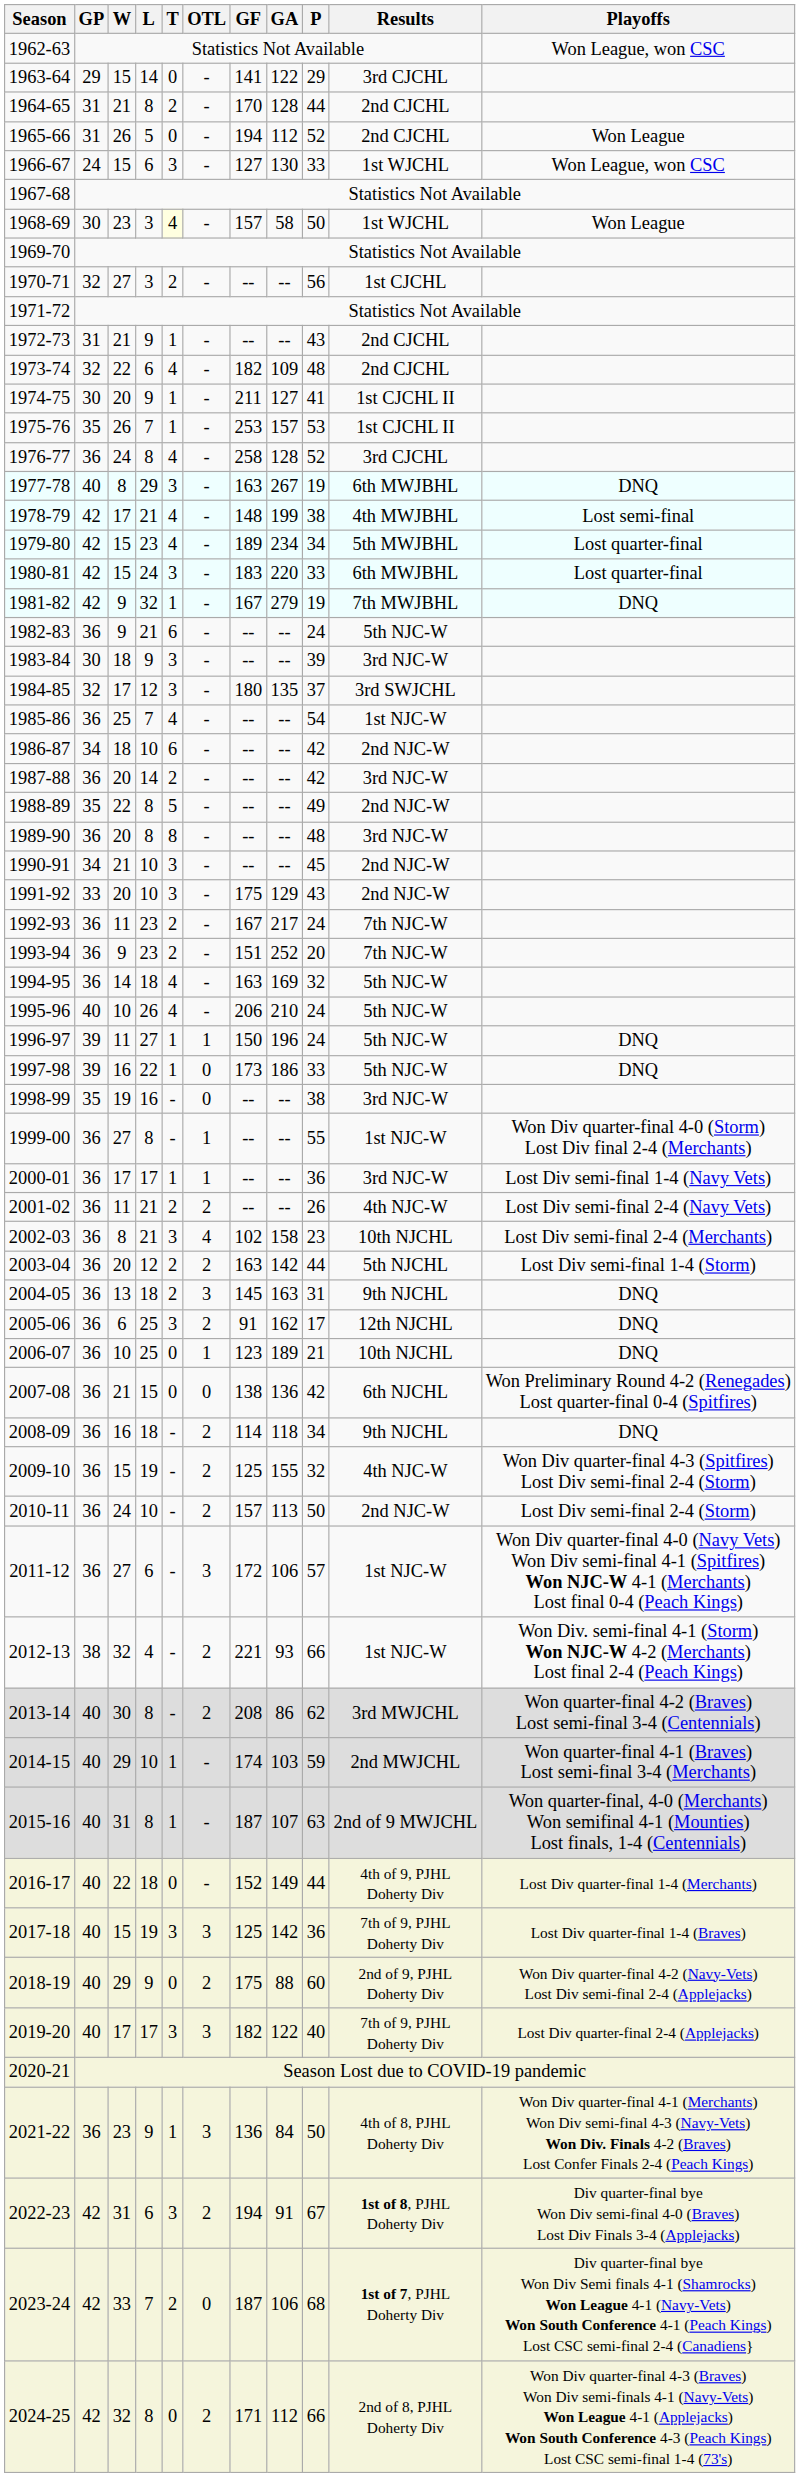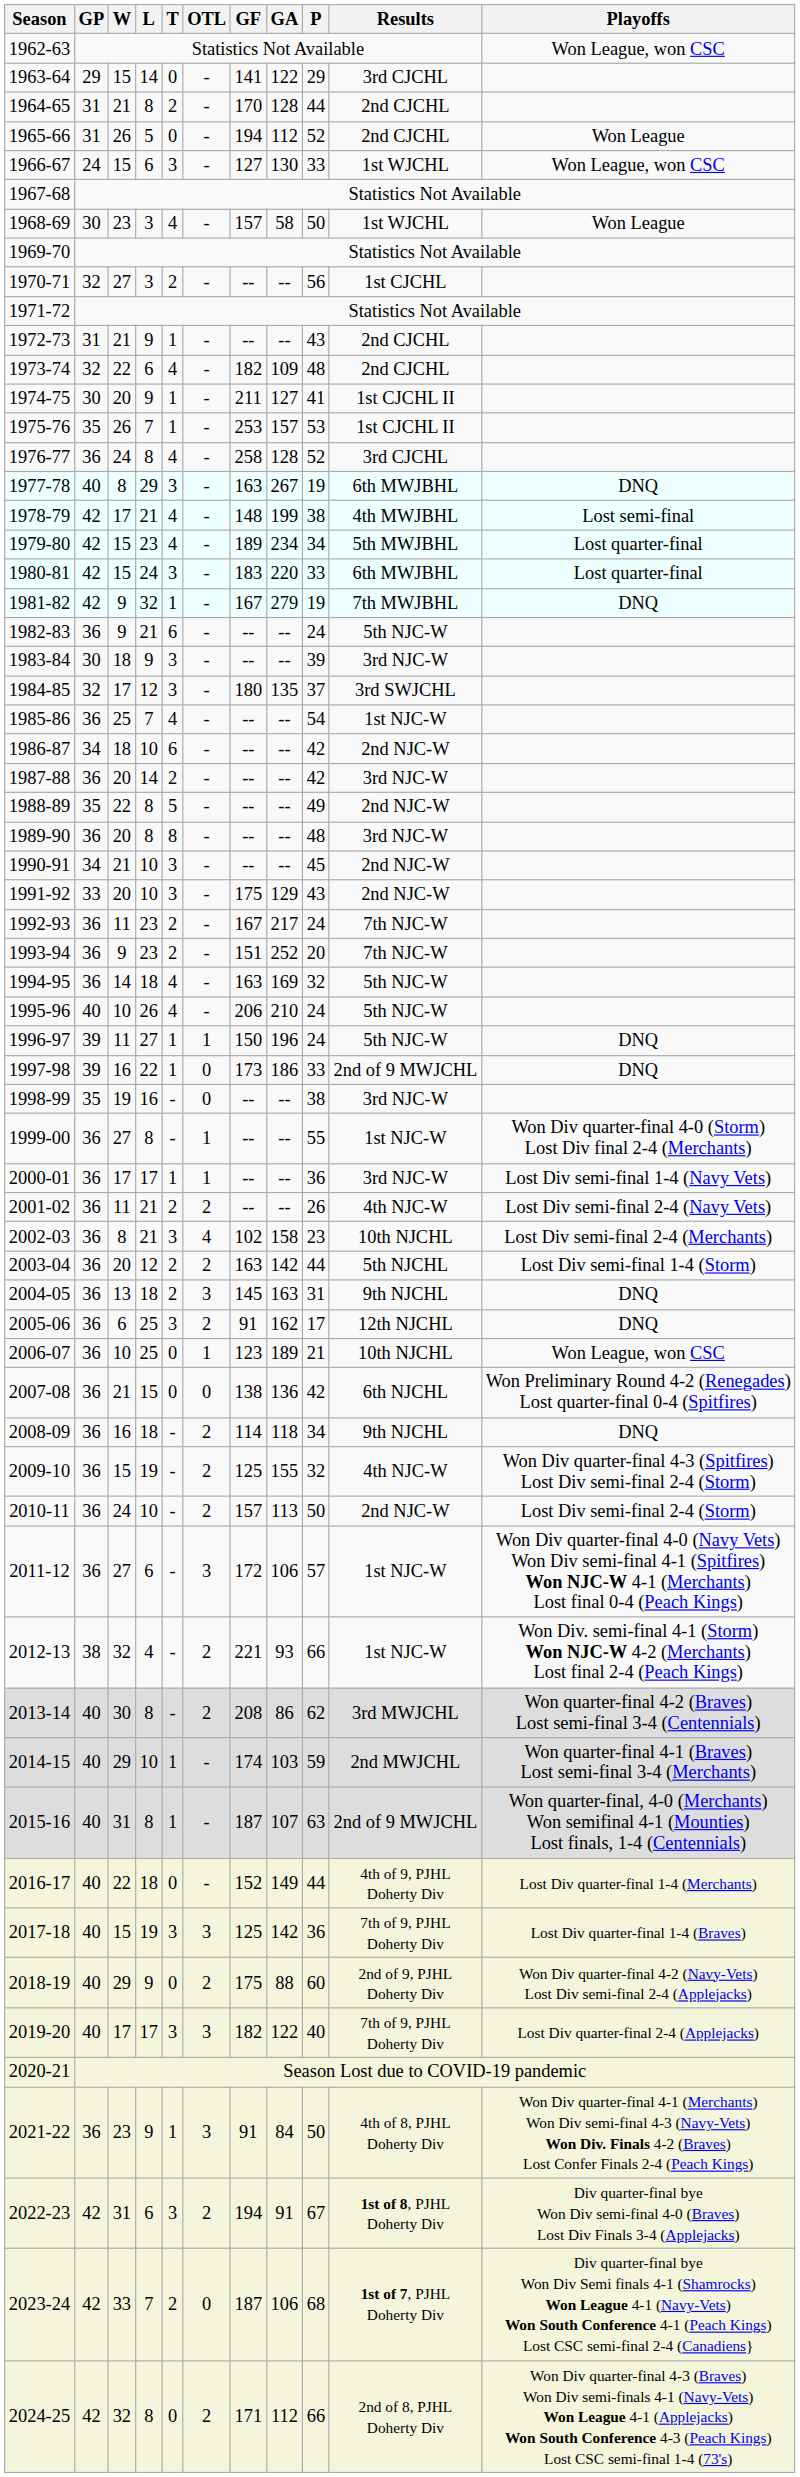(173, 223) lightyellow background -> (173, 223) no background
(405, 1069) 5th NJC-W -> (405, 1069) 2nd of 9 MWJCHL
(638, 1352) DNQ -> (638, 1352) Won League, won CSC
(248, 2132) 136 -> (248, 2132) 91
